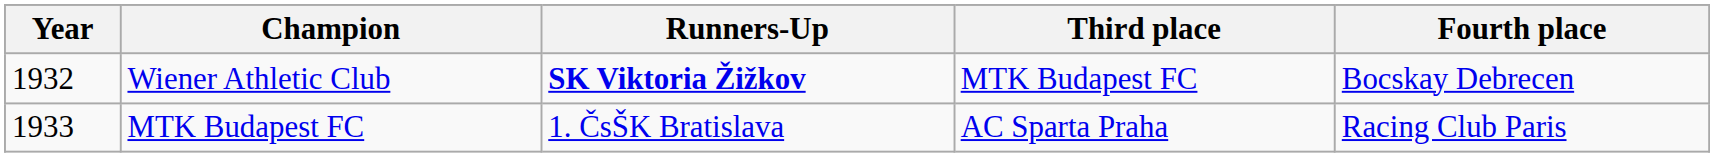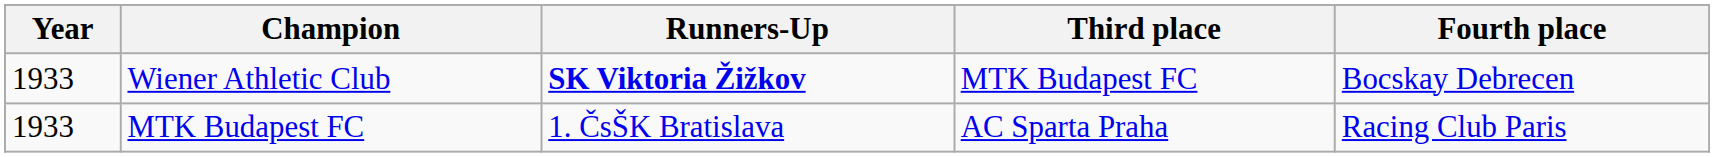(43, 77) 1932 -> (43, 77) 1933
